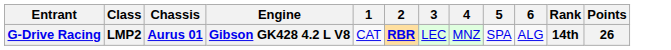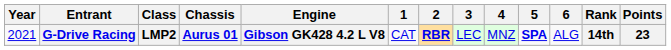+ column: (22, 14)
(499, 35) normal -> (534, 35) bold
(607, 35) 26 -> (643, 35) 23
